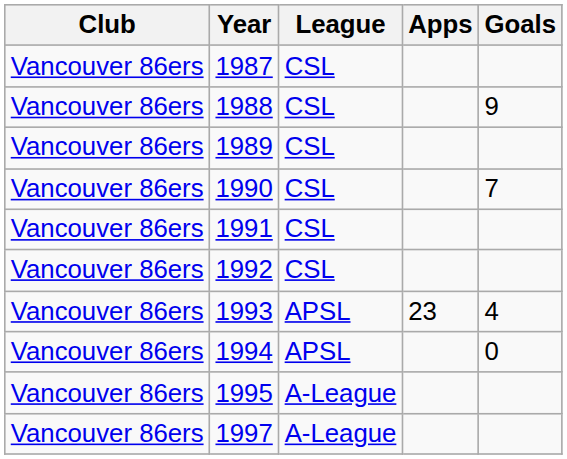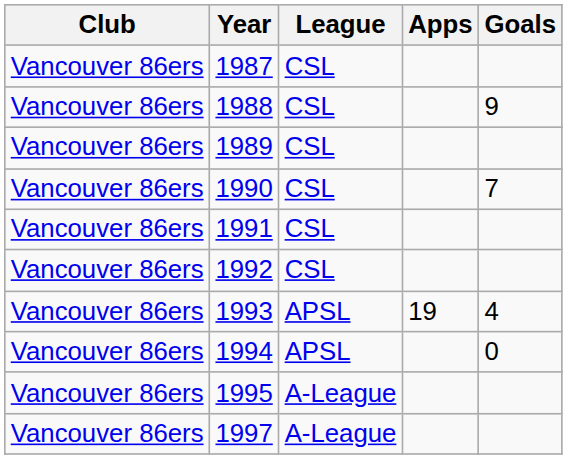(423, 310) 23 -> (423, 310) 19
